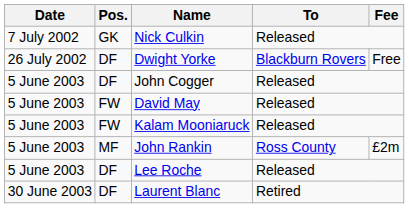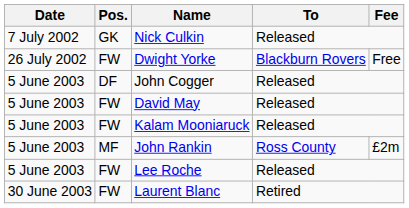(108, 59) DF -> (109, 59) FW
(108, 170) DF -> (109, 170) FW
(108, 192) DF -> (109, 192) FW
